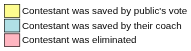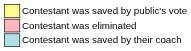rows swapped: (102, 25) <-> (79, 40)
